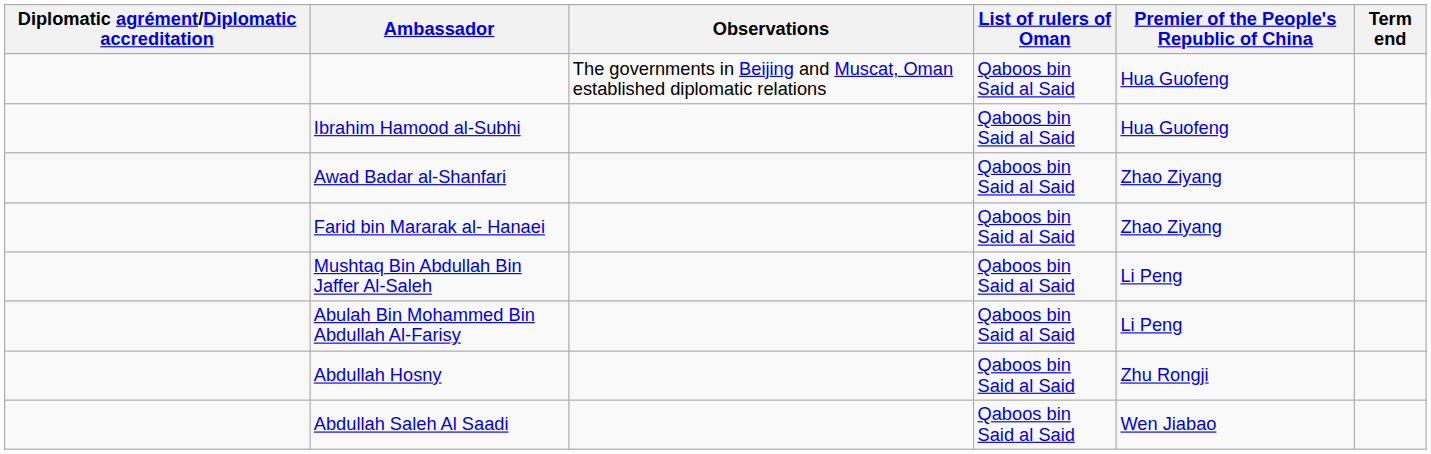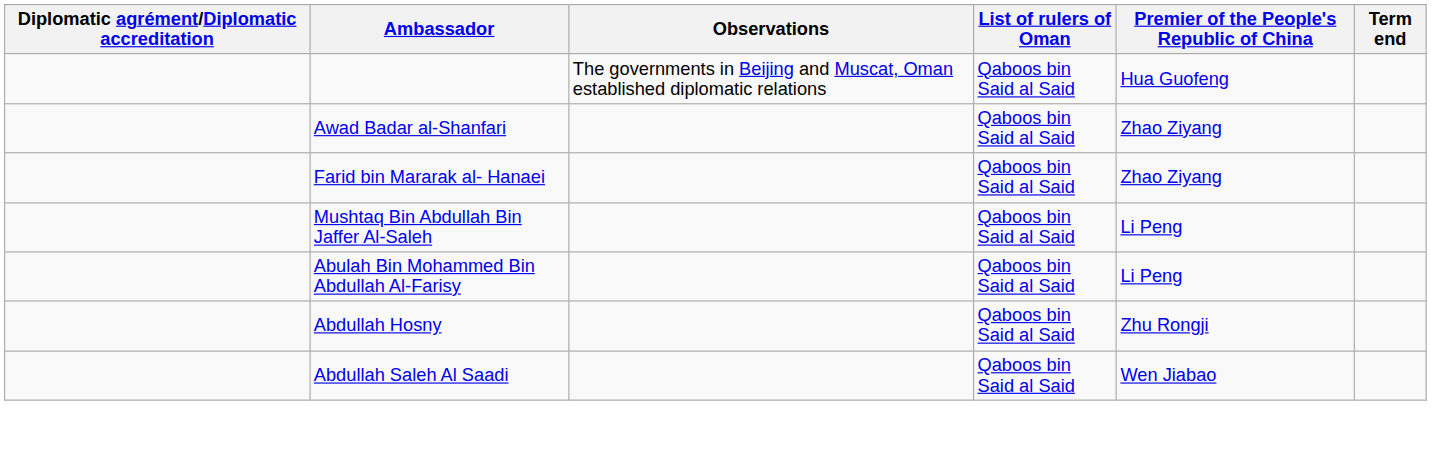- row: (417, 128)
